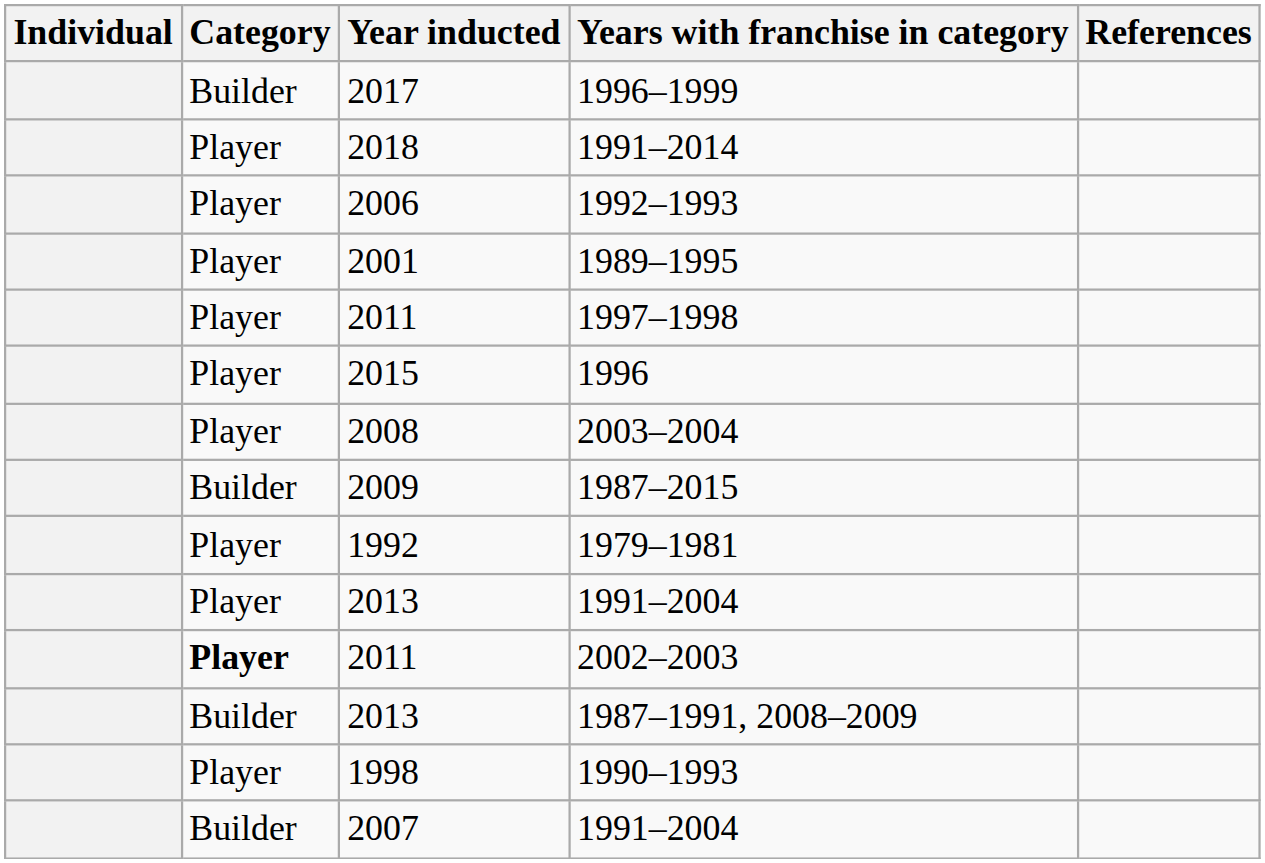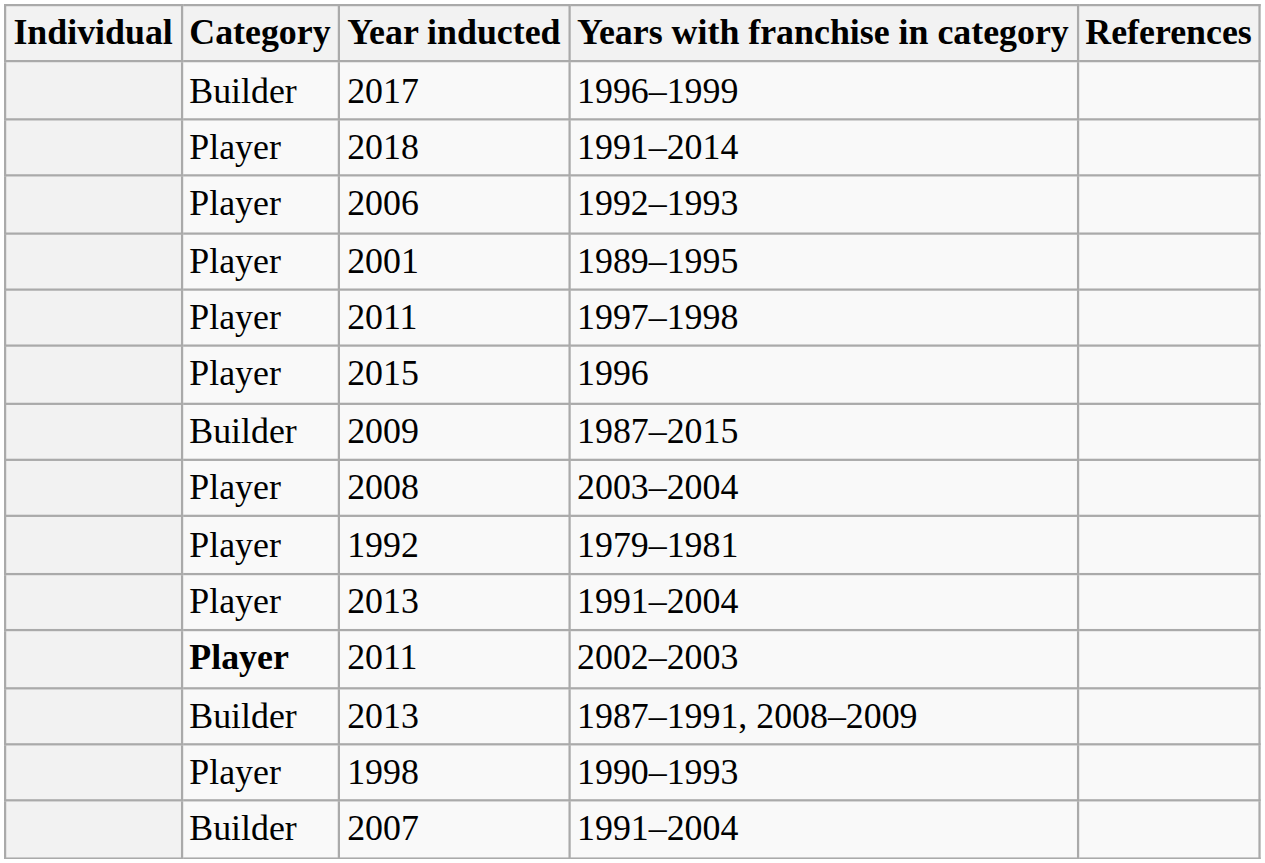rows swapped: (383, 487) <-> (383, 430)
